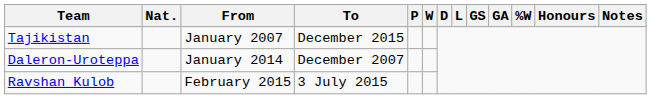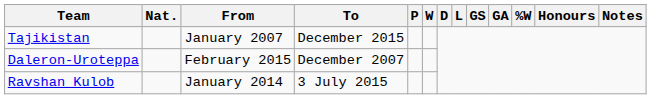(234, 60) January 2014 -> (238, 60) February 2015
(238, 82) February 2015 -> (234, 82) January 2014
